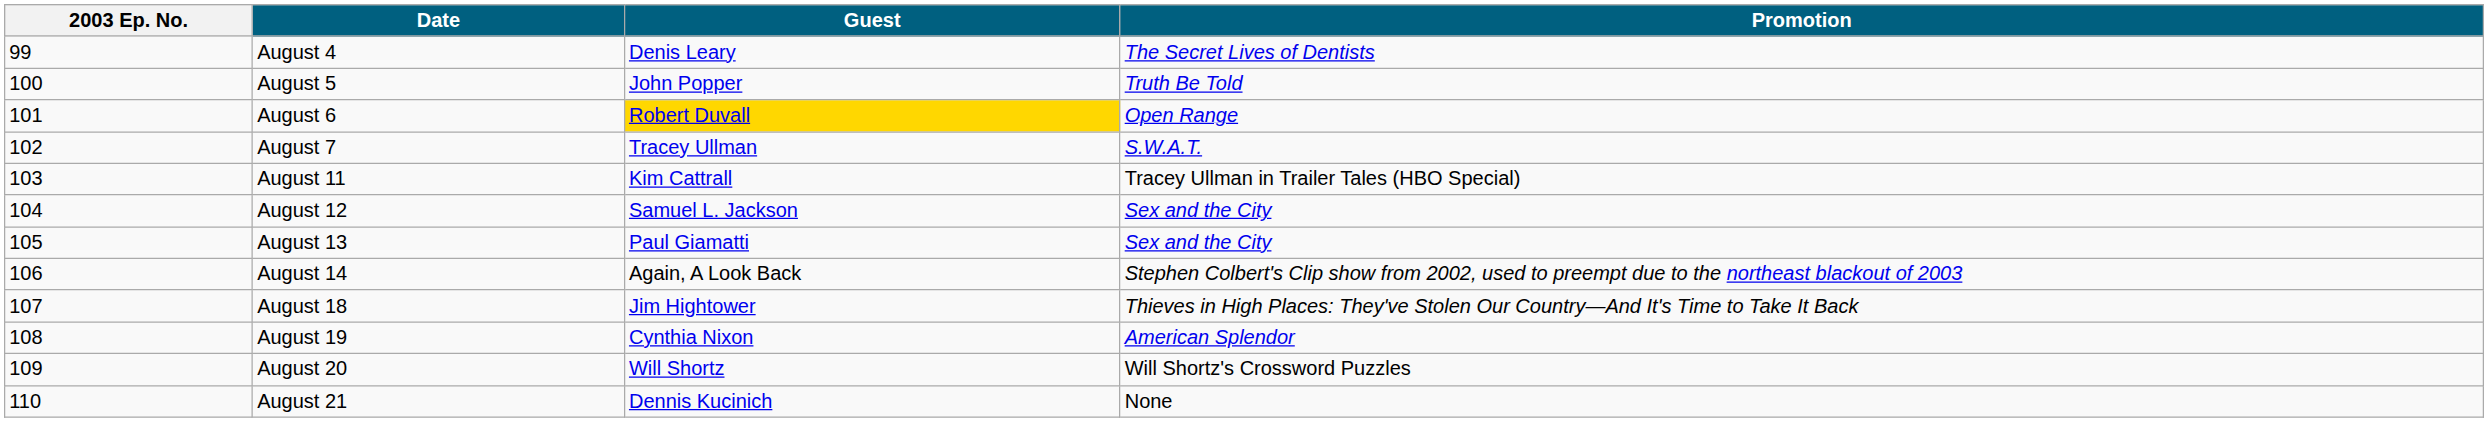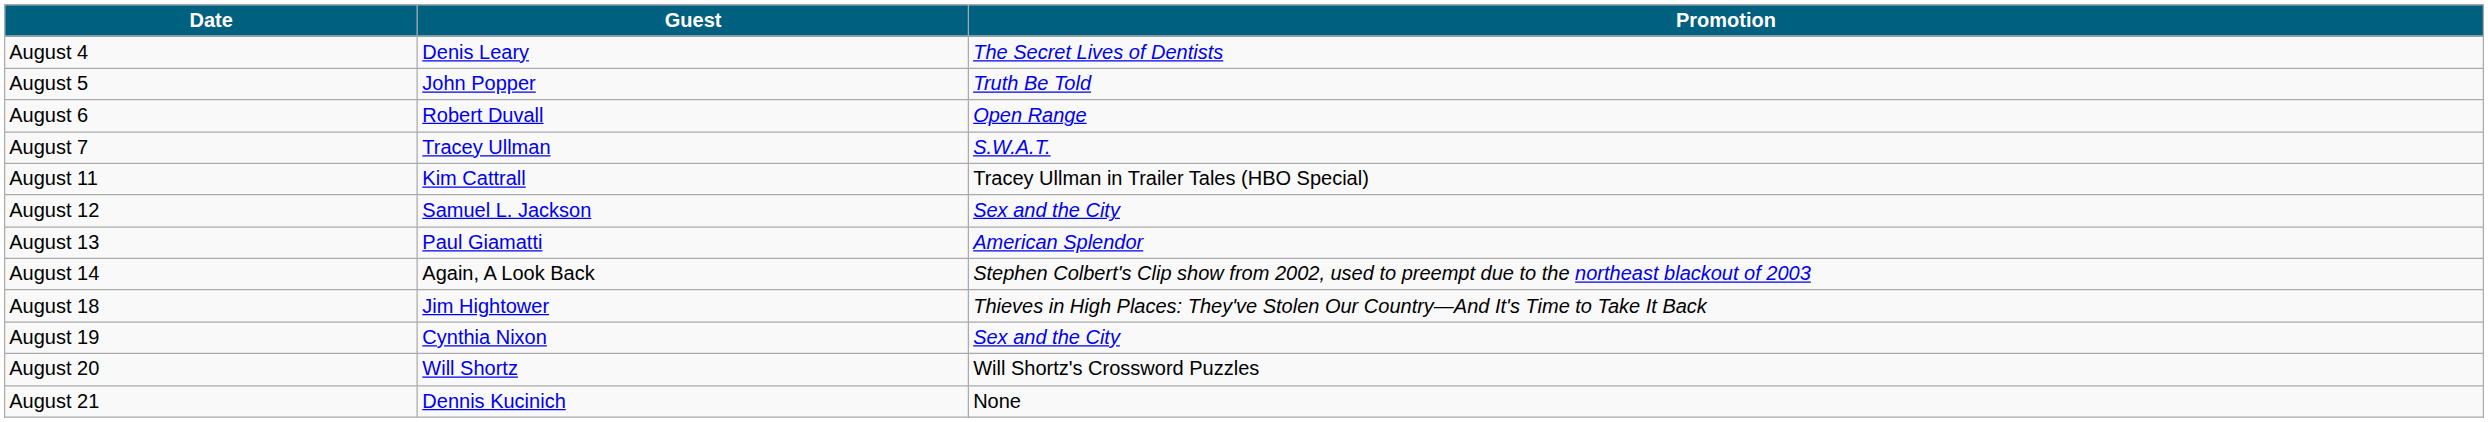- column: (129, 20)
(690, 115) gold background -> (483, 115) no background
(1198, 242) Sex and the City -> (1058, 242) American Splendor
(1210, 337) American Splendor -> (1047, 337) Sex and the City
